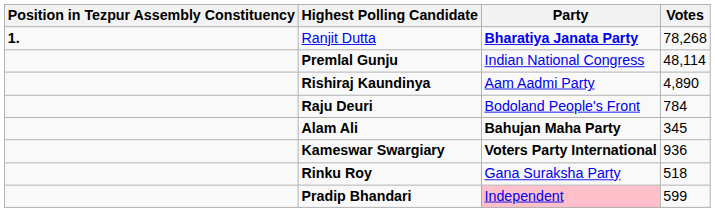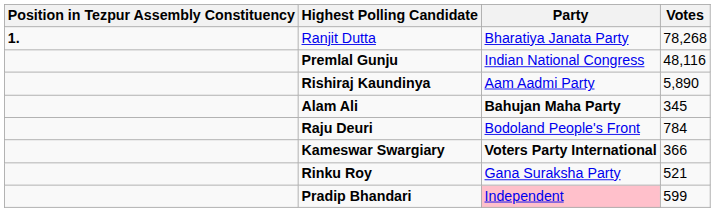(561, 38) bold -> (557, 38) normal
(685, 60) 48,114 -> (685, 60) 48,116
(681, 83) 4,890 -> (681, 83) 5,890
rows swapped: (337, 106) <-> (330, 128)
(675, 151) 936 -> (675, 151) 366
(675, 173) 518 -> (675, 173) 521
